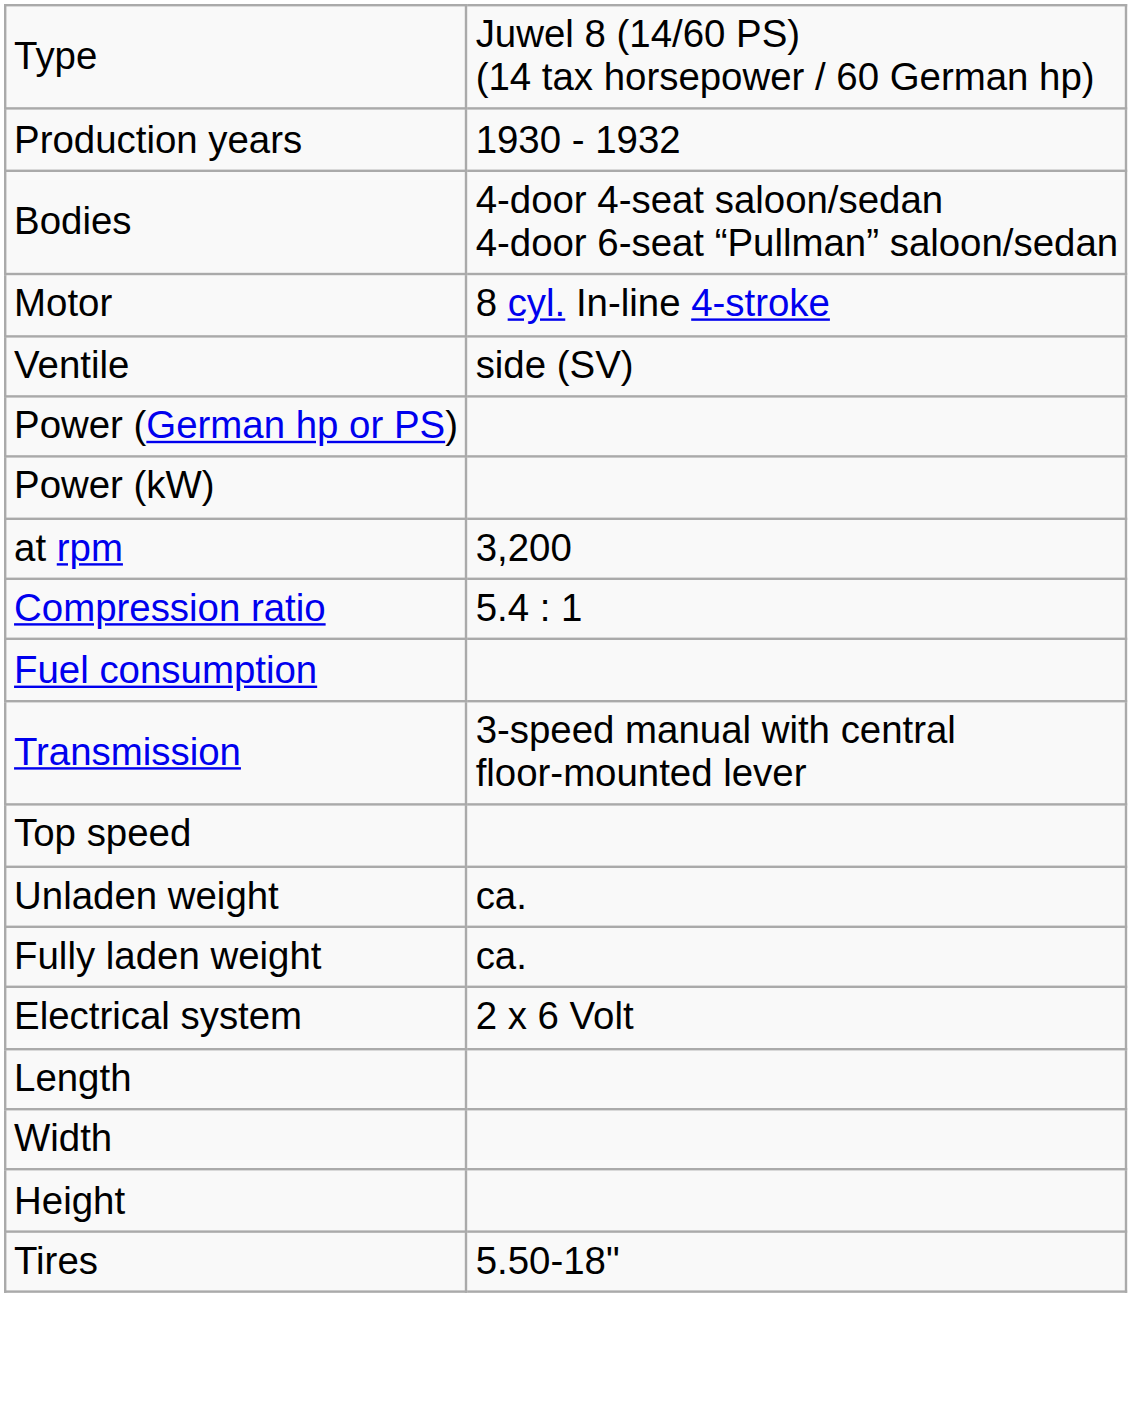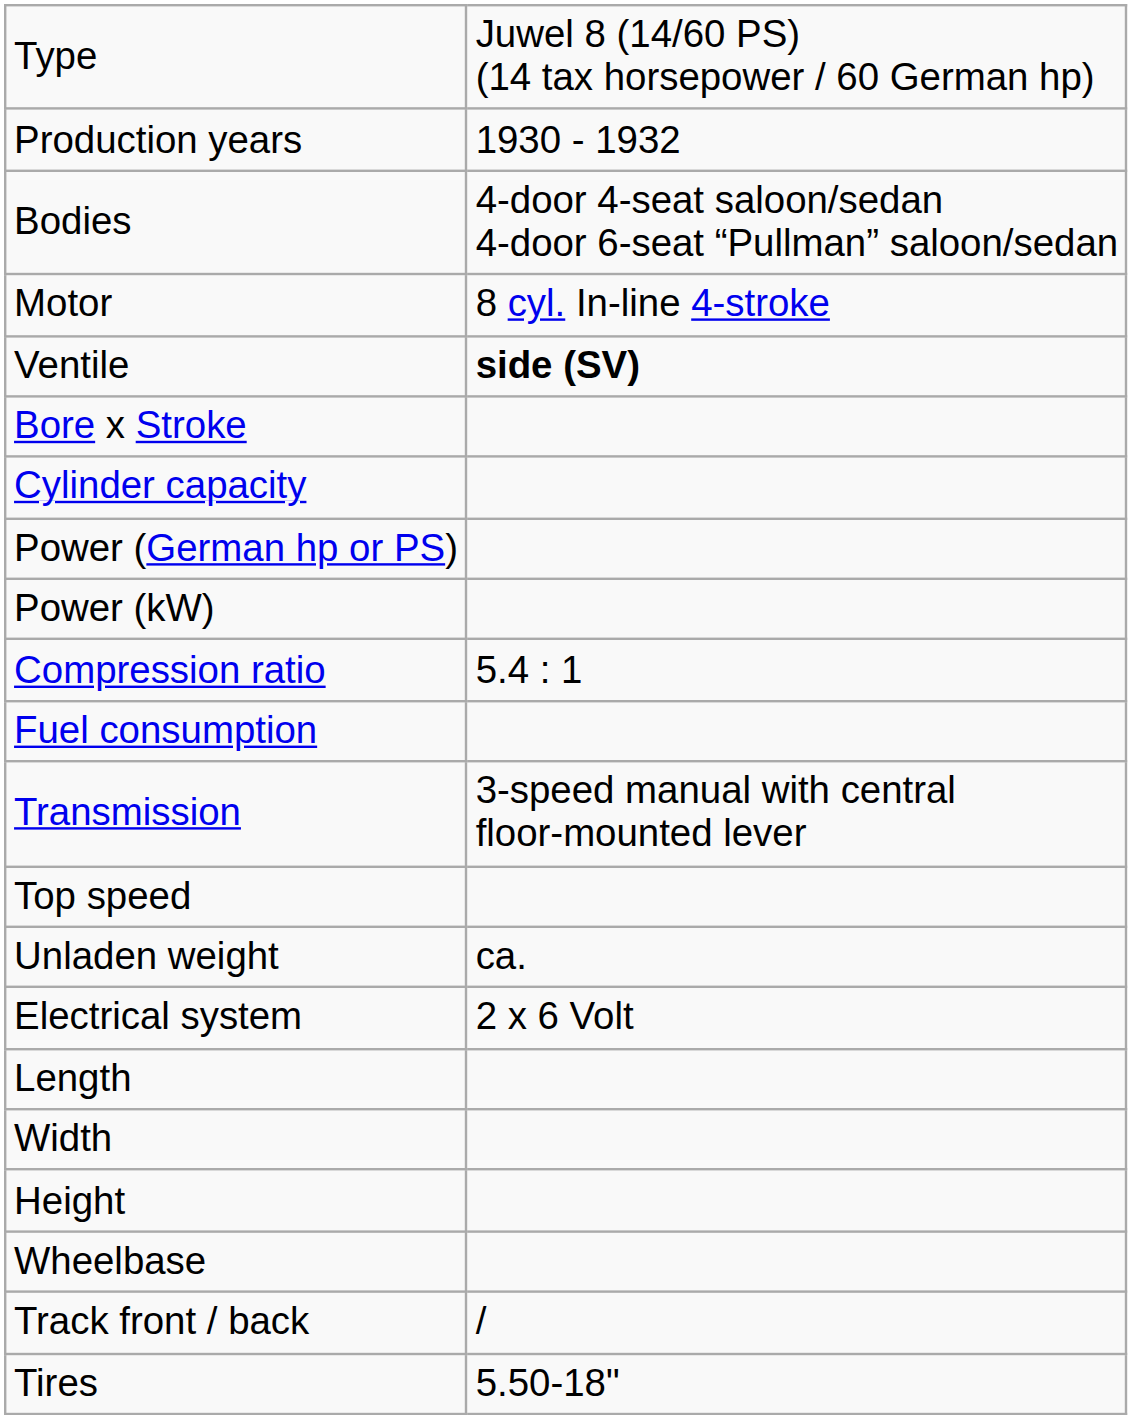(555, 364) normal -> (558, 364) bold
+ row: (130, 425)
+ row: (160, 486)
- row: (68, 547)
- row: (168, 956)
+ row: (110, 1260)
+ row: (162, 1321)
